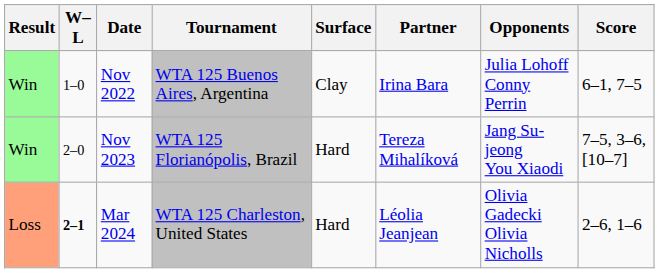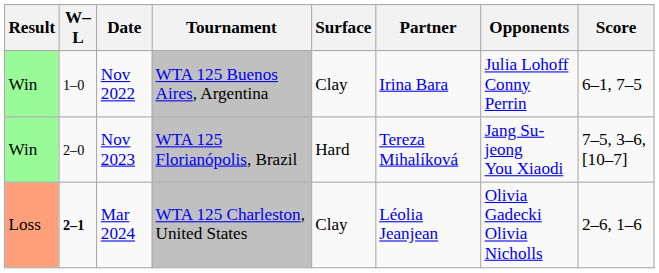(332, 224) Hard -> (331, 224) Clay
